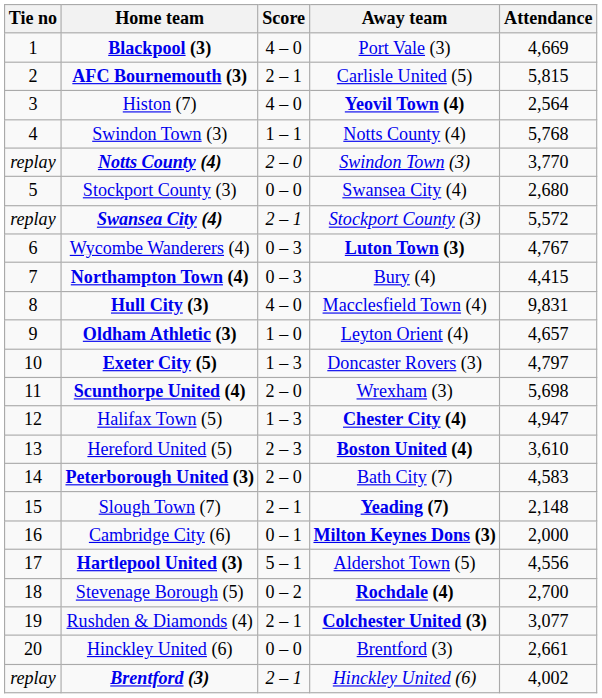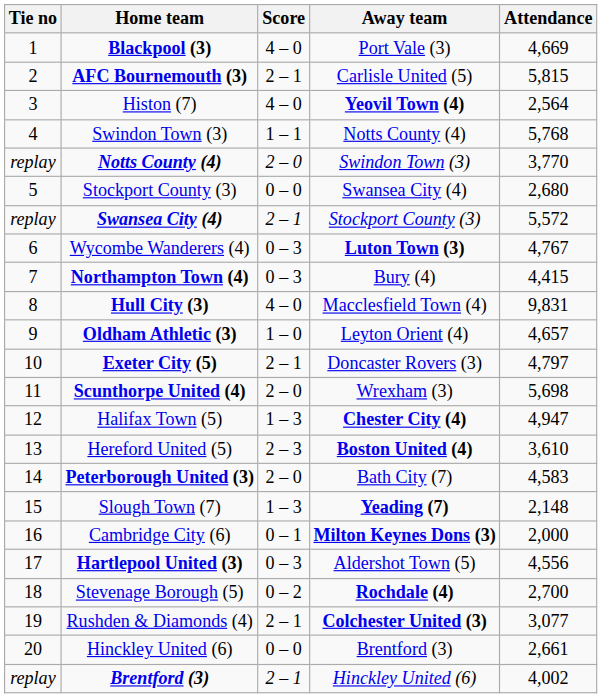(284, 362) 1 – 3 -> (284, 362) 2 – 1
(284, 506) 2 – 1 -> (284, 506) 1 – 3
(284, 563) 5 – 1 -> (284, 563) 0 – 3
